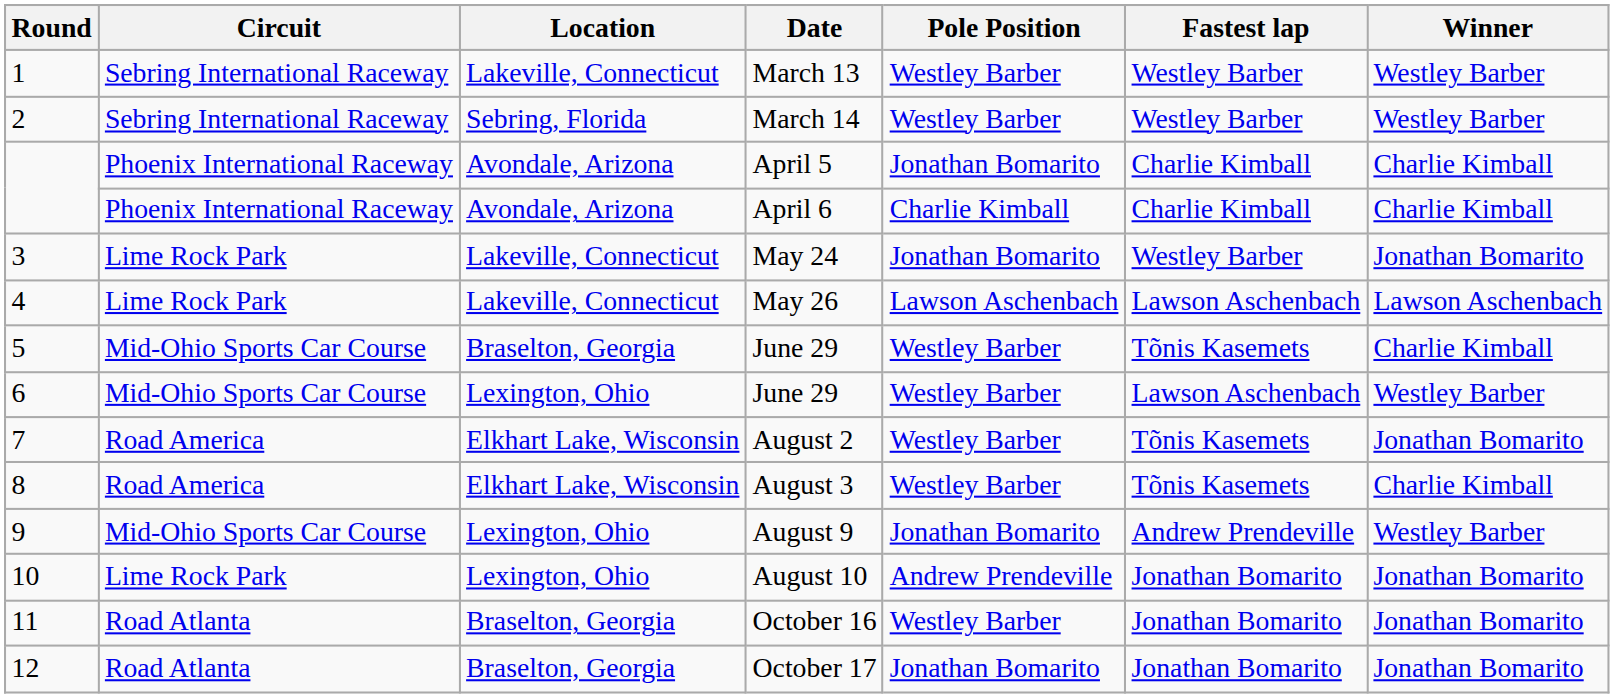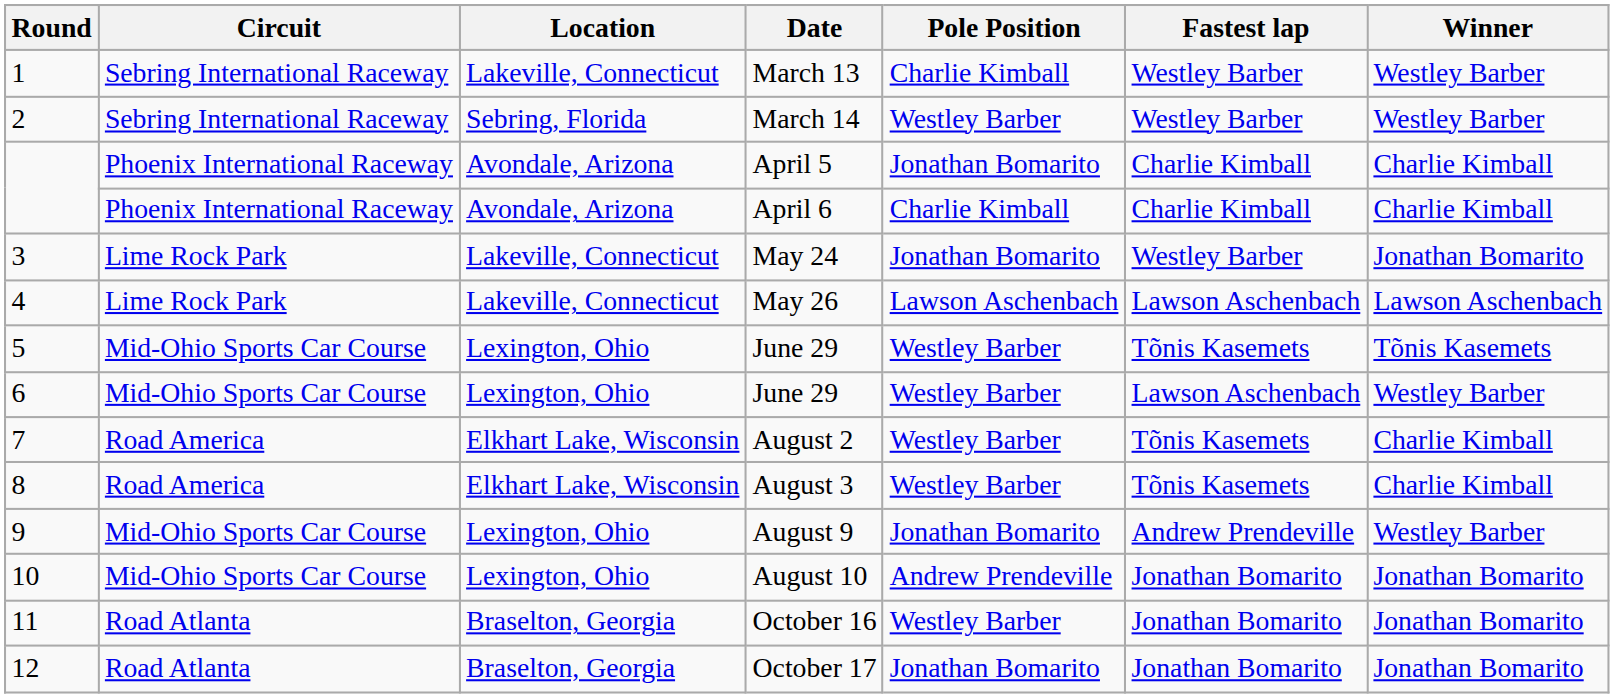(975, 72) Westley Barber -> (979, 72) Charlie Kimball
(571, 347) Braselton, Georgia -> (558, 347) Lexington, Ohio
(1463, 347) Charlie Kimball -> (1462, 347) Tõnis Kasemets
(1479, 438) Jonathan Bomarito -> (1463, 438) Charlie Kimball
(196, 576) Lime Rock Park -> (266, 576) Mid-Ohio Sports Car Course
